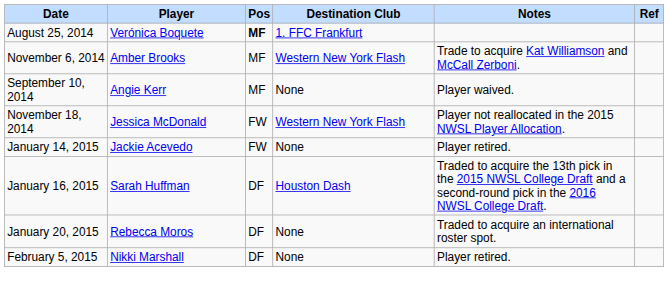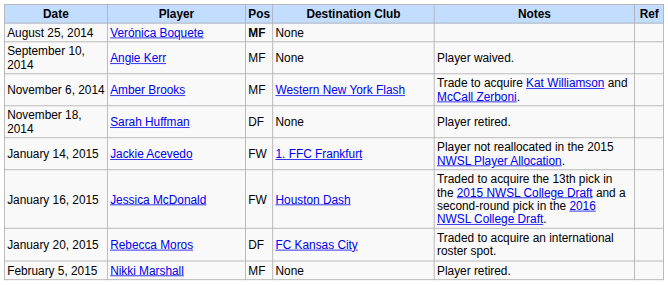(319, 33) 1. FFC Frankfurt -> (290, 33) None
rows swapped: (46, 90) <-> (56, 58)
(158, 122) Jessica McDonald -> (150, 122) Sarah Huffman
(257, 122) FW -> (256, 122) DF
(340, 122) Western New York Flash -> (290, 122) None
(525, 122) Player not reallocated in the 2015 NWSL Player Allocation. -> (474, 122) Player retired.
(290, 148) None -> (319, 154) 1. FFC Frankfurt
(474, 148) Player retired. -> (525, 154) Player not reallocated in the 2015 NWSL Player Allocation.
(150, 186) Sarah Huffman -> (158, 200) Jessica McDonald
(256, 186) DF -> (257, 200) FW
(290, 232) None -> (317, 245) FC Kansas City
(256, 257) DF -> (257, 270) MF
